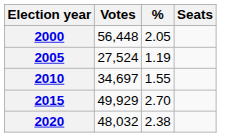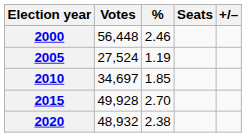+ column: (229, 15)
(158, 36) 2.05 -> (158, 36) 2.46
(158, 79) 1.55 -> (158, 79) 1.85
(118, 100) 49,929 -> (118, 100) 49,928
(118, 121) 48,032 -> (118, 121) 48,932
